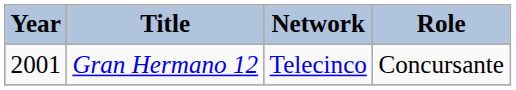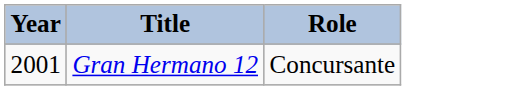- column: (318, 24)
